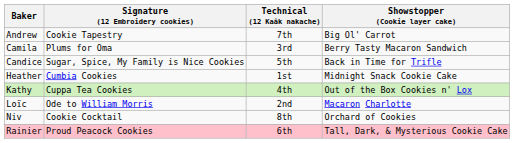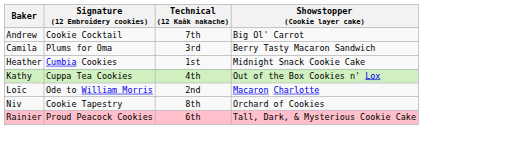(84, 35) Cookie Tapestry -> (84, 35) Cookie Cocktail
- row: (24, 62)
(84, 117) Cookie Cocktail -> (84, 104) Cookie Tapestry
